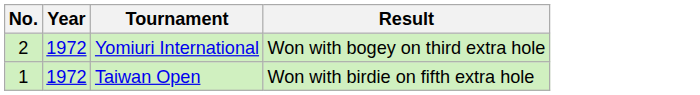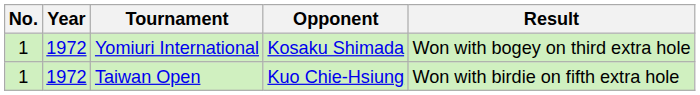+ column: (336, 19)
(23, 48) 2 -> (23, 48) 1
